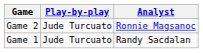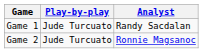rows swapped: (22, 40) <-> (22, 26)
